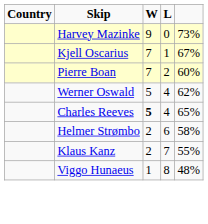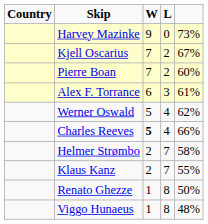(167, 53) 1 -> (167, 53) 2
+ row: (99, 92)
(189, 111) 65% -> (189, 131) 66%
(167, 131) 6 -> (167, 151) 7
+ row: (95, 190)
